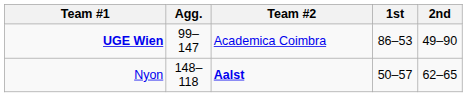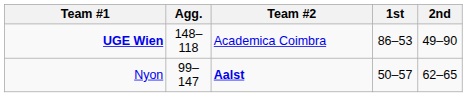(189, 41) 99–147 -> (189, 41) 148–118
(189, 75) 148–118 -> (189, 75) 99–147
